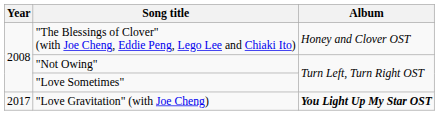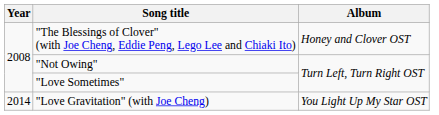(19, 100) 2017 -> (19, 100) 2014
(366, 100) bold -> (364, 100) normal
